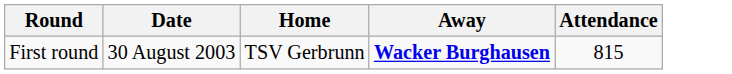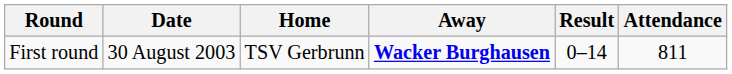+ column: (587, 20)
(609, 52) 815 -> (673, 52) 811
